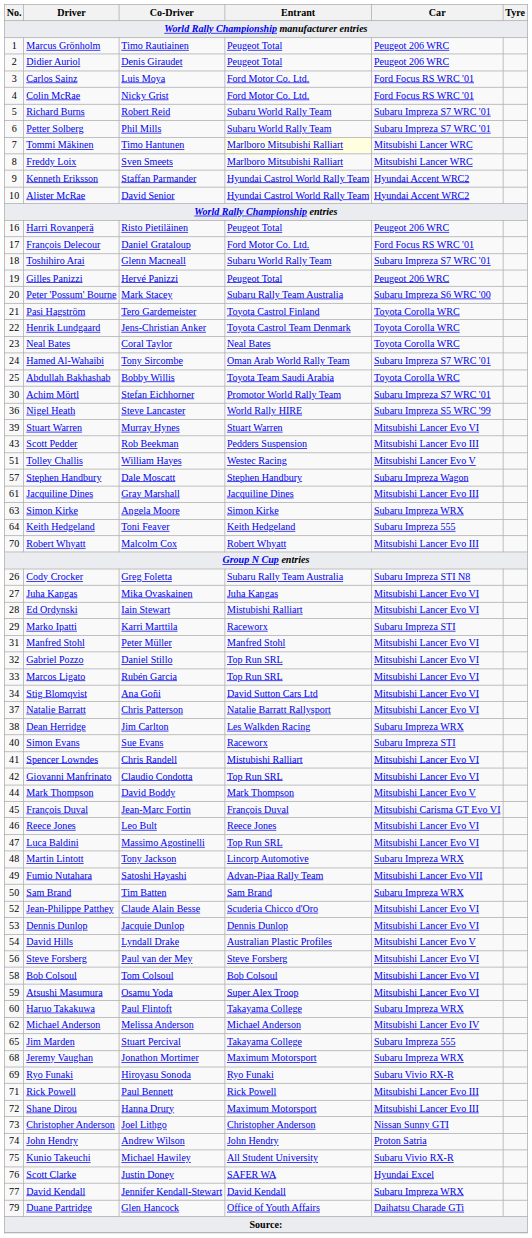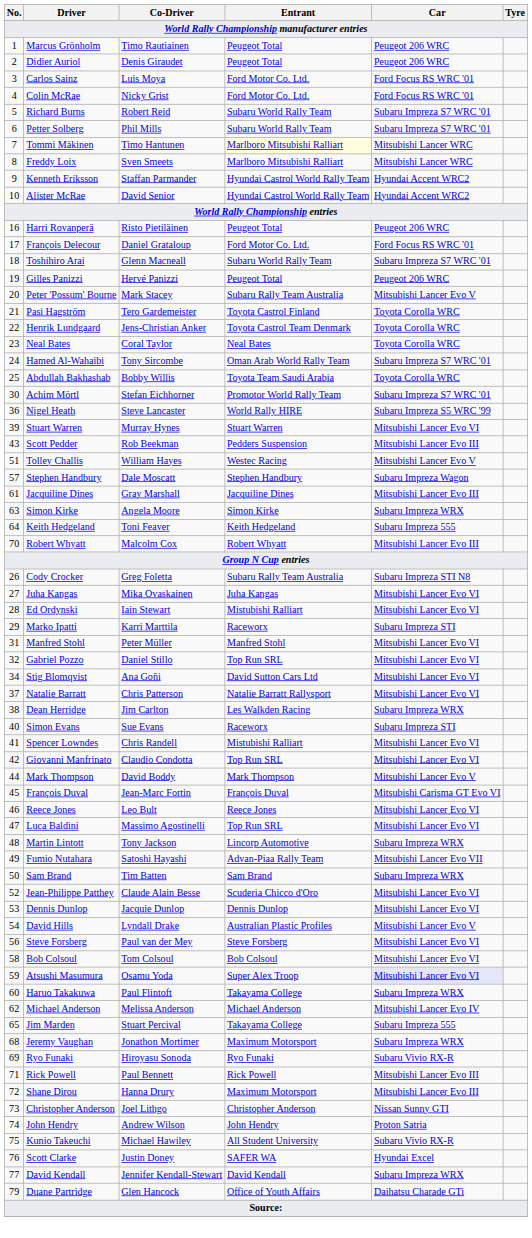(432, 294) Subaru Impreza S6 WRC '00 -> (425, 294) Mitsubishi Lancer Evo V
- row: (56, 676)
(427, 992) no background -> (427, 975) lavender background
